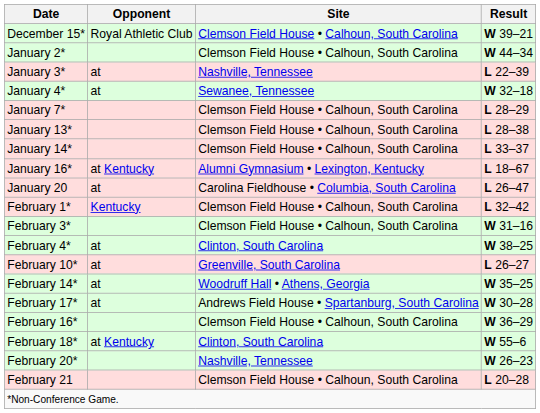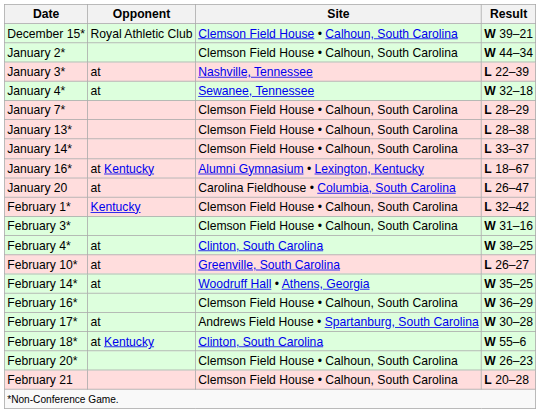rows swapped: (42, 322) <-> (42, 303)
(255, 361) Nashville, Tennessee -> (328, 361) Clemson Field House • Calhoun, South Carolina
